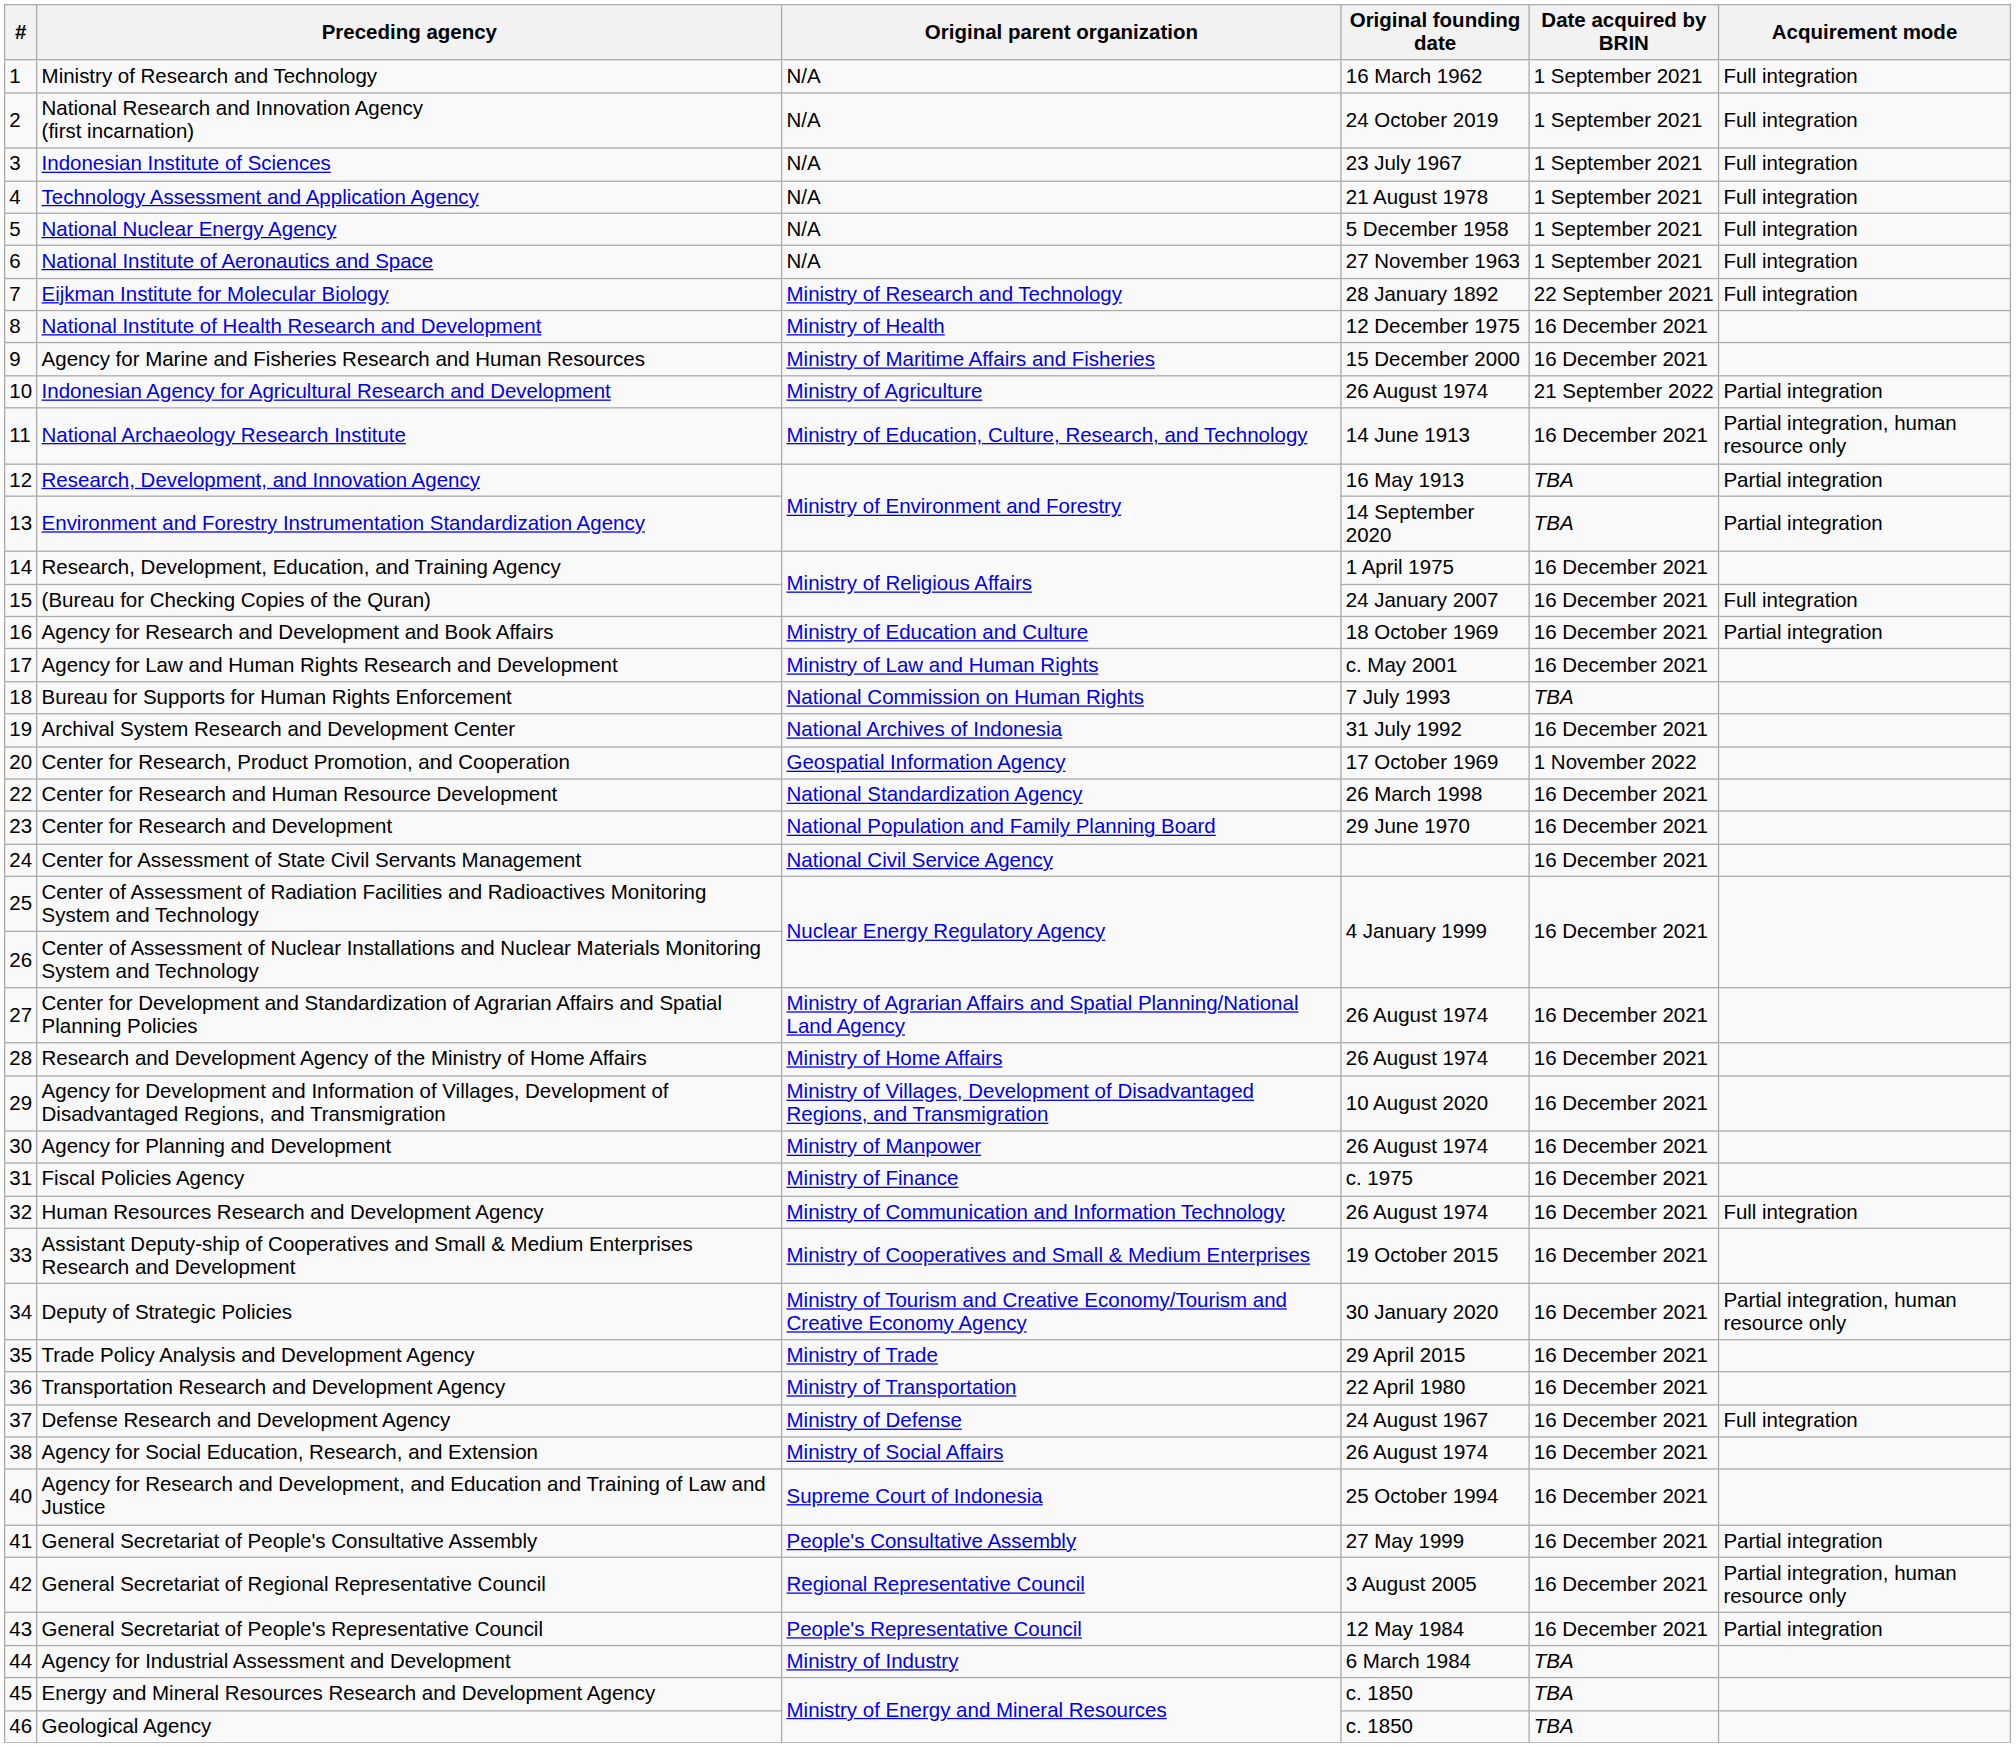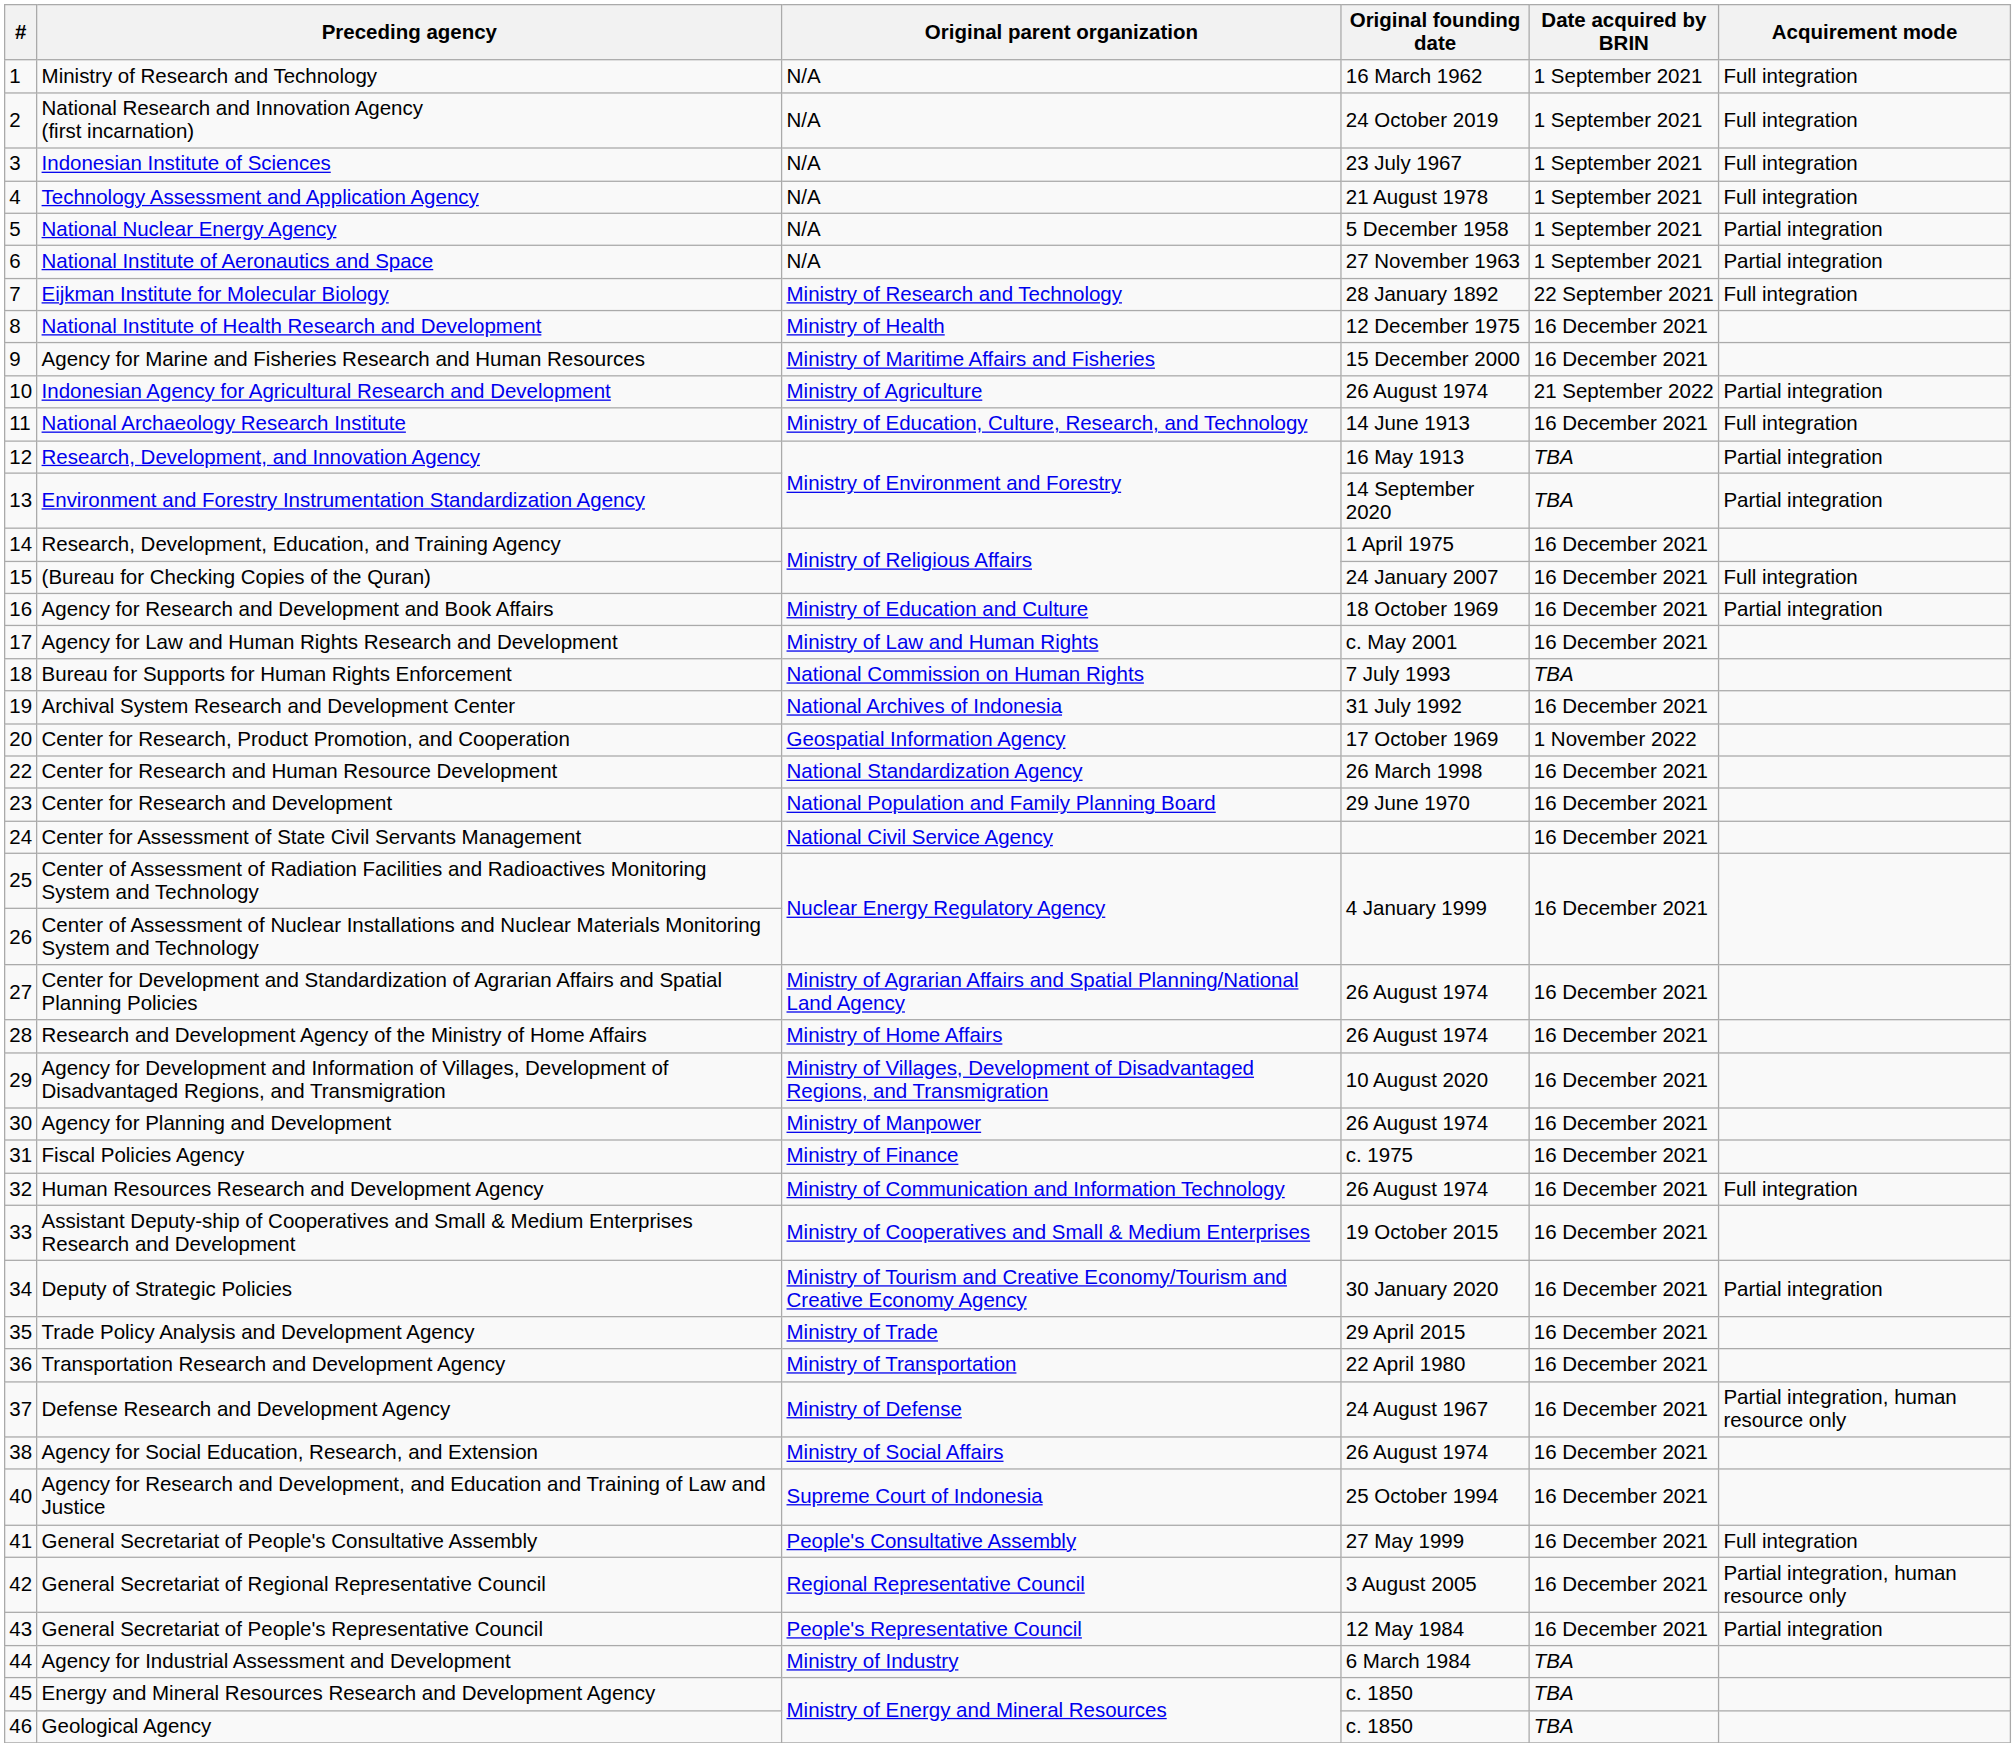(1791, 229) Full integration -> (1803, 229) Partial integration
(1791, 261) Full integration -> (1803, 261) Partial integration
(1840, 435) Partial integration, human resource only -> (1791, 424) Full integration
(1840, 1311) Partial integration, human resource only -> (1803, 1288) Partial integration
(1791, 1420) Full integration -> (1840, 1408) Partial integration, human resource only
(1803, 1540) Partial integration -> (1791, 1540) Full integration
